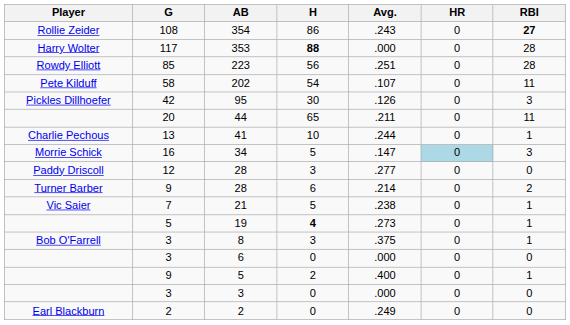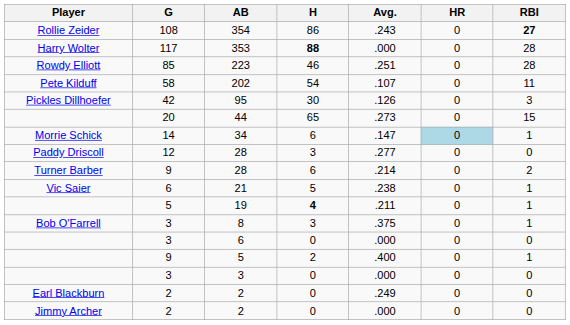(313, 65) 56 -> (313, 65) 46
(385, 118) .211 -> (385, 118) .273
(529, 118) 11 -> (529, 118) 15
- row: (68, 135)
(169, 153) 16 -> (169, 135) 14
(313, 153) 5 -> (313, 135) 6
(529, 153) 3 -> (529, 135) 1
(169, 205) 7 -> (169, 188) 6
(385, 223) .273 -> (385, 205) .211
+ row: (68, 310)
